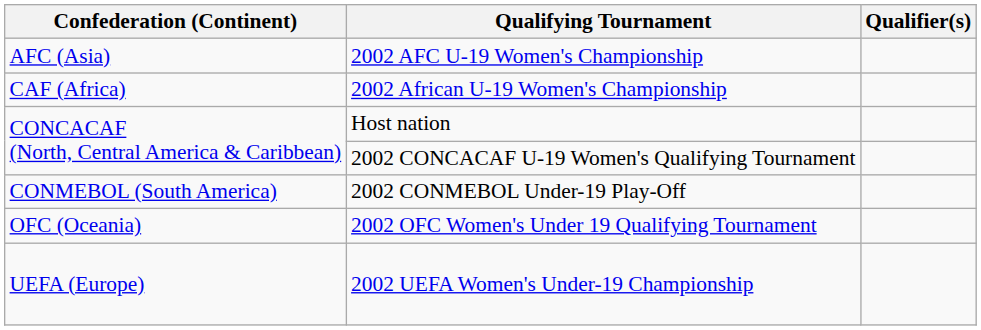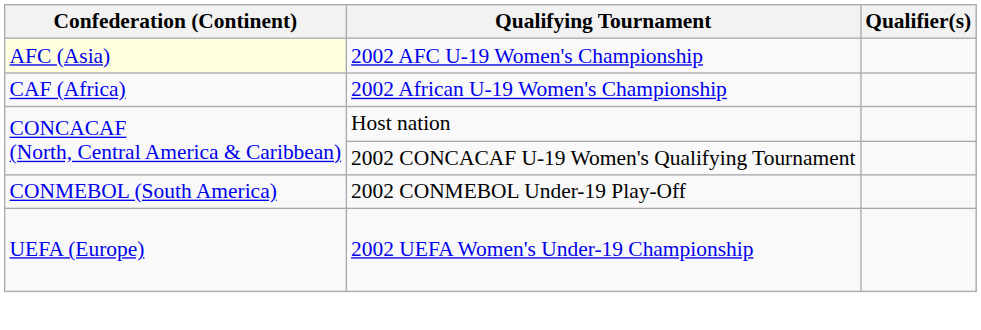(60, 55) no background -> (60, 55) lightyellow background
- row: (584, 225)
